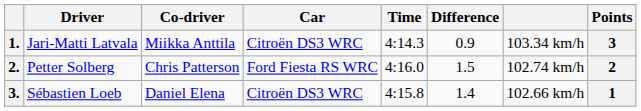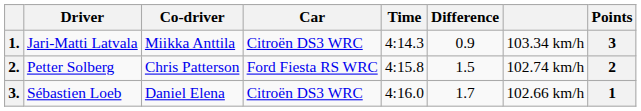(404, 68) 4:16.0 -> (404, 68) 4:15.8
(404, 93) 4:15.8 -> (404, 93) 4:16.0
(465, 93) 1.4 -> (465, 93) 1.7
